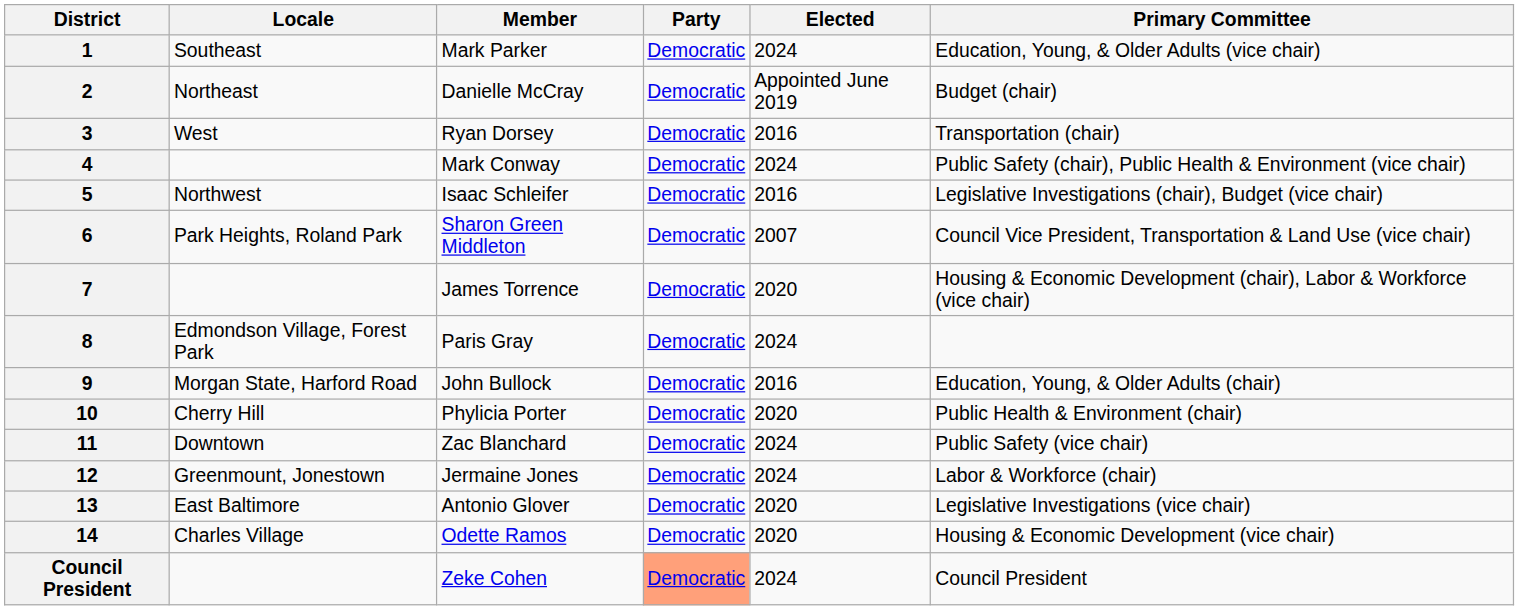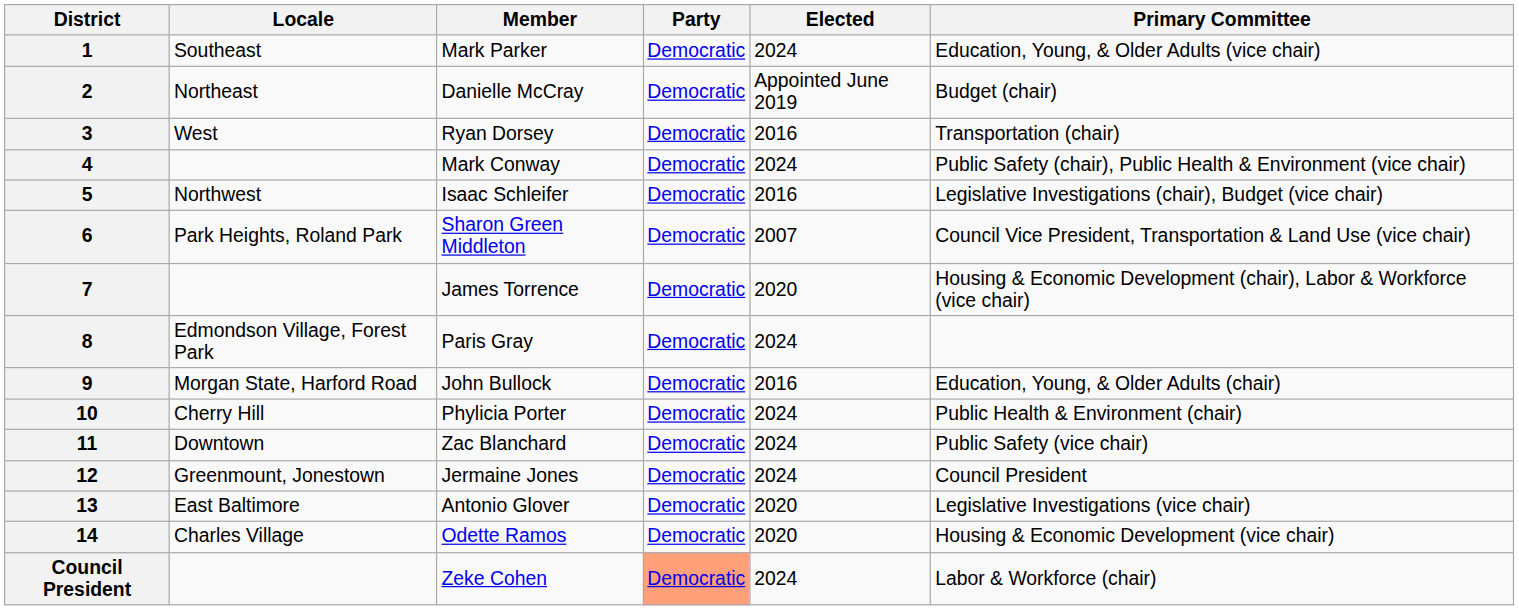(776, 414) 2020 -> (776, 414) 2024
(1046, 475) Labor & Workforce (chair) -> (1011, 475) Council President
(1011, 578) Council President -> (1046, 578) Labor & Workforce (chair)
